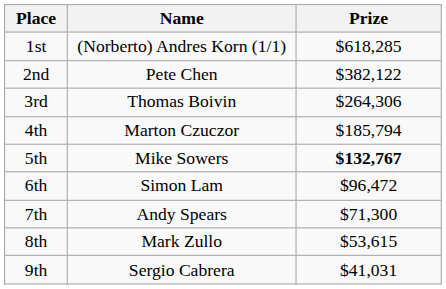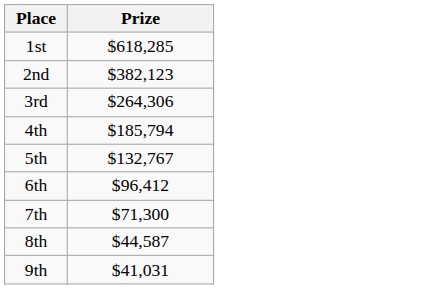- column: (182, 18)
(369, 74) $382,122 -> (140, 74) $382,123
(369, 158) bold -> (140, 158) normal
(369, 185) $96,472 -> (140, 185) $96,412
(369, 241) $53,615 -> (140, 241) $44,587
